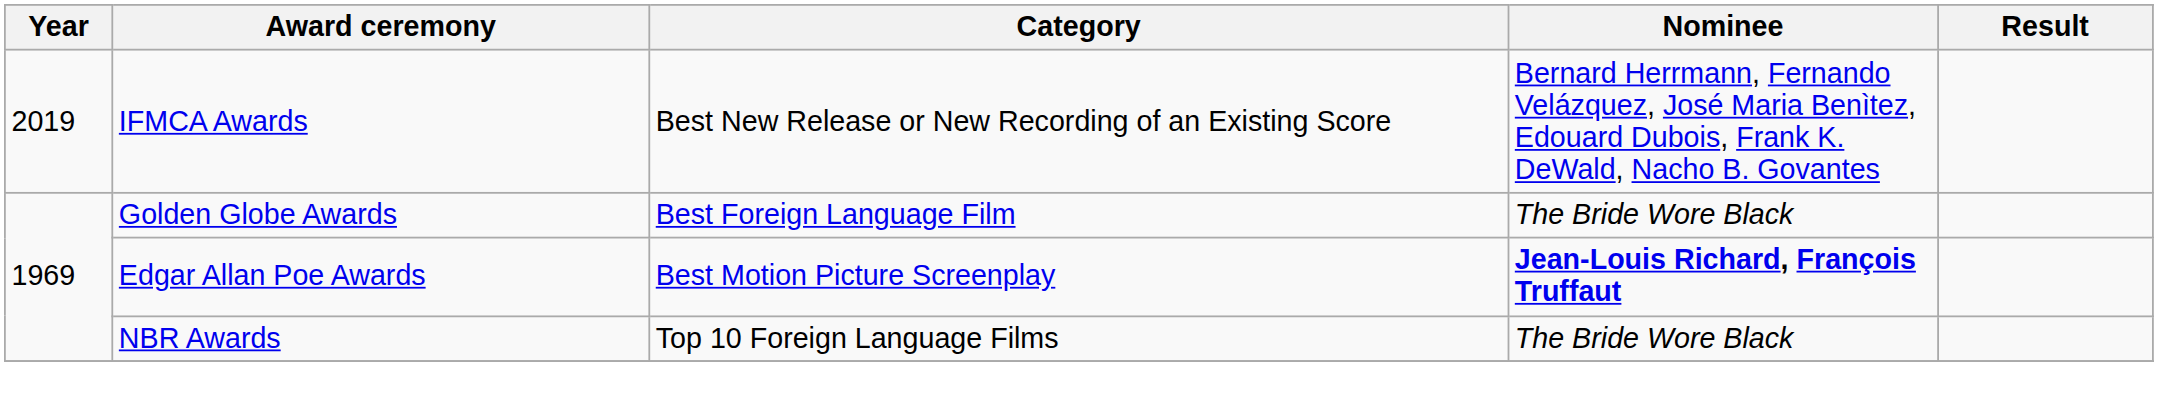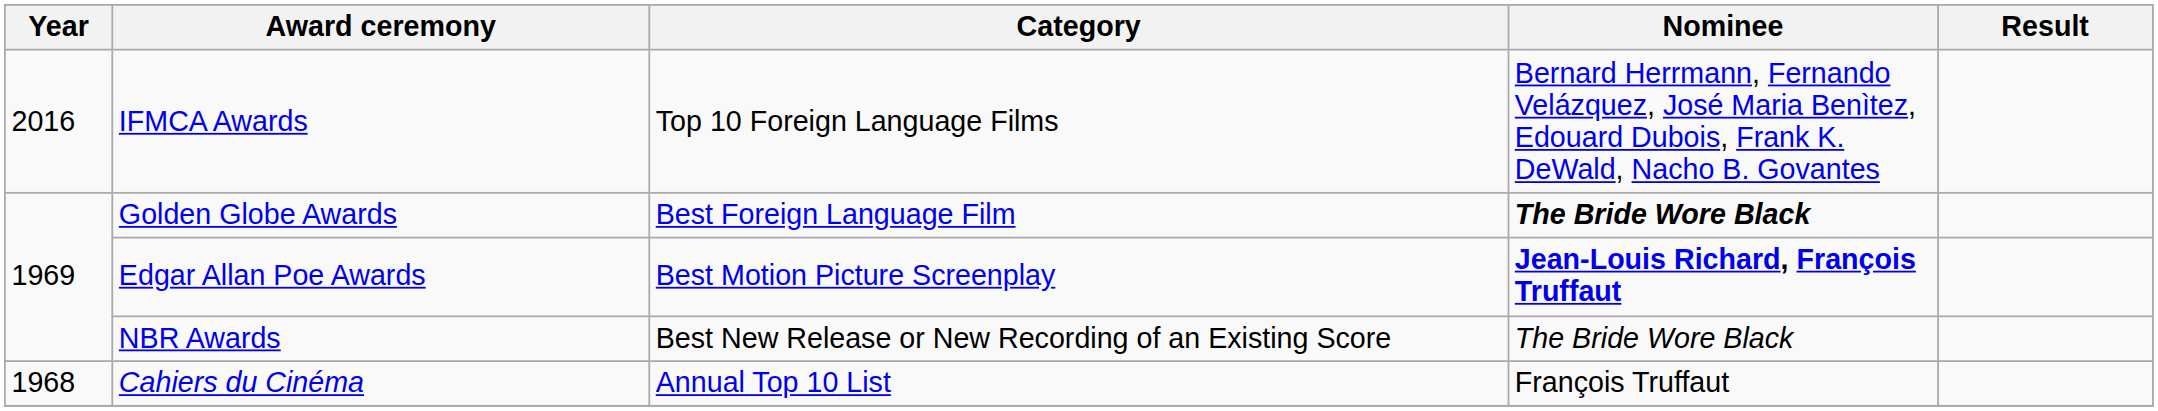(43, 120) 2019 -> (43, 120) 2016
(1023, 120) Best New Release or New Recording of an Existing Score -> (857, 120) Top 10 Foreign Language Films
(1654, 214) normal -> (1663, 214) bold
(857, 337) Top 10 Foreign Language Films -> (1023, 337) Best New Release or New Recording of an Existing Score
+ row: (241, 383)
